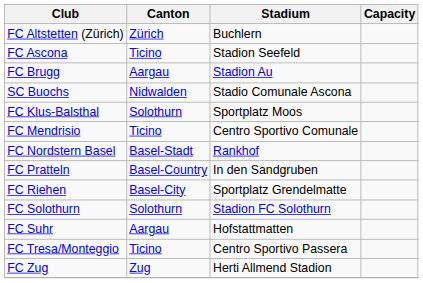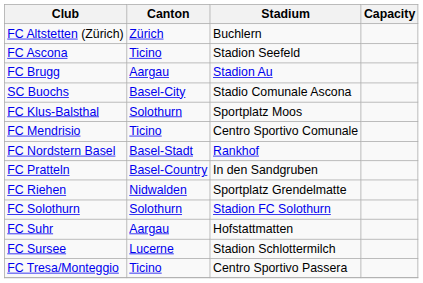(158, 92) Nidwalden -> (157, 92) Basel-City
(157, 190) Basel-City -> (158, 190) Nidwalden
+ row: (37, 248)
- row: (28, 268)
